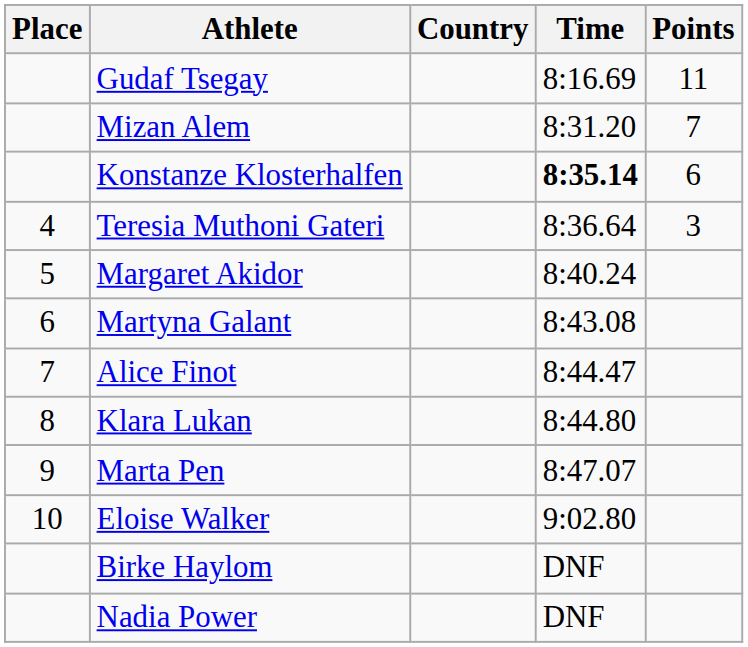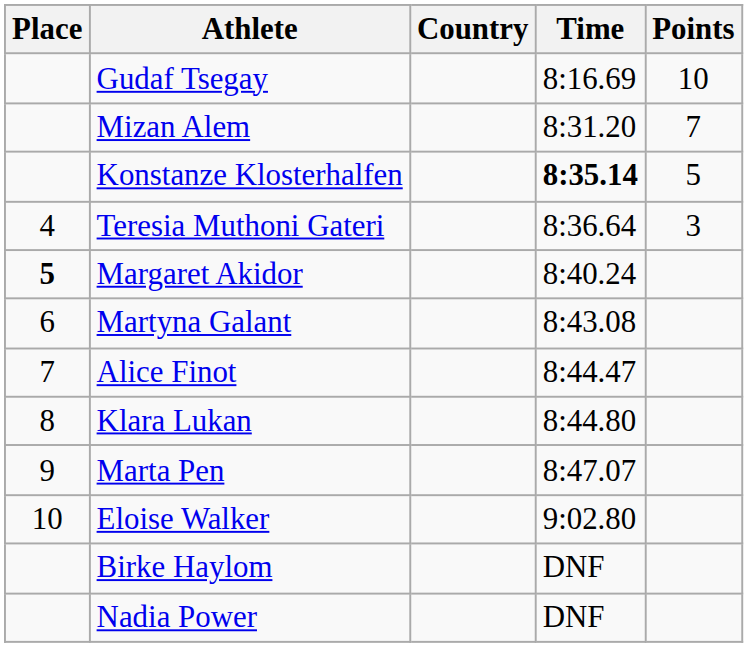(693, 77) 11 -> (693, 77) 10
(693, 175) 6 -> (693, 175) 5
(47, 273) normal -> (47, 273) bold
